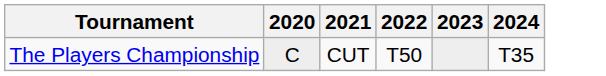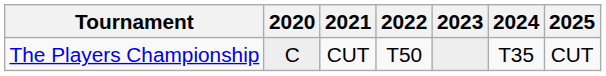+ column: (572, 21)
